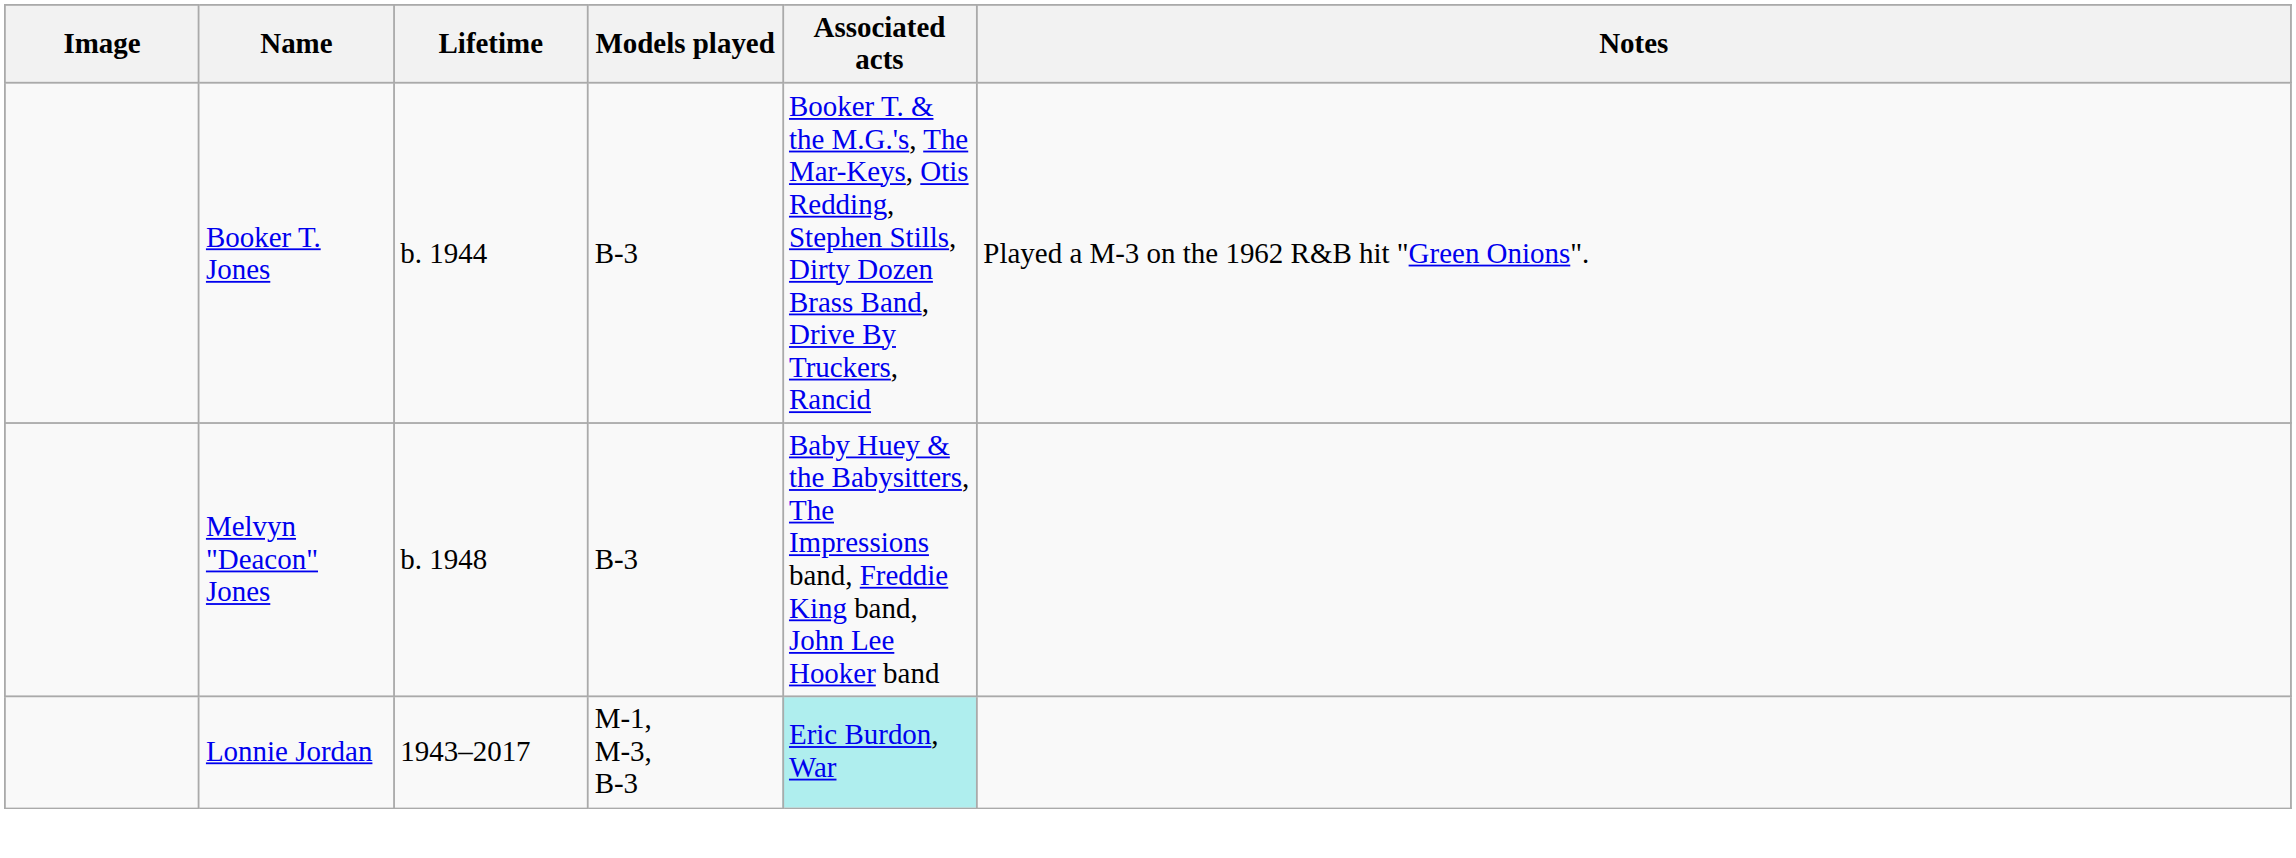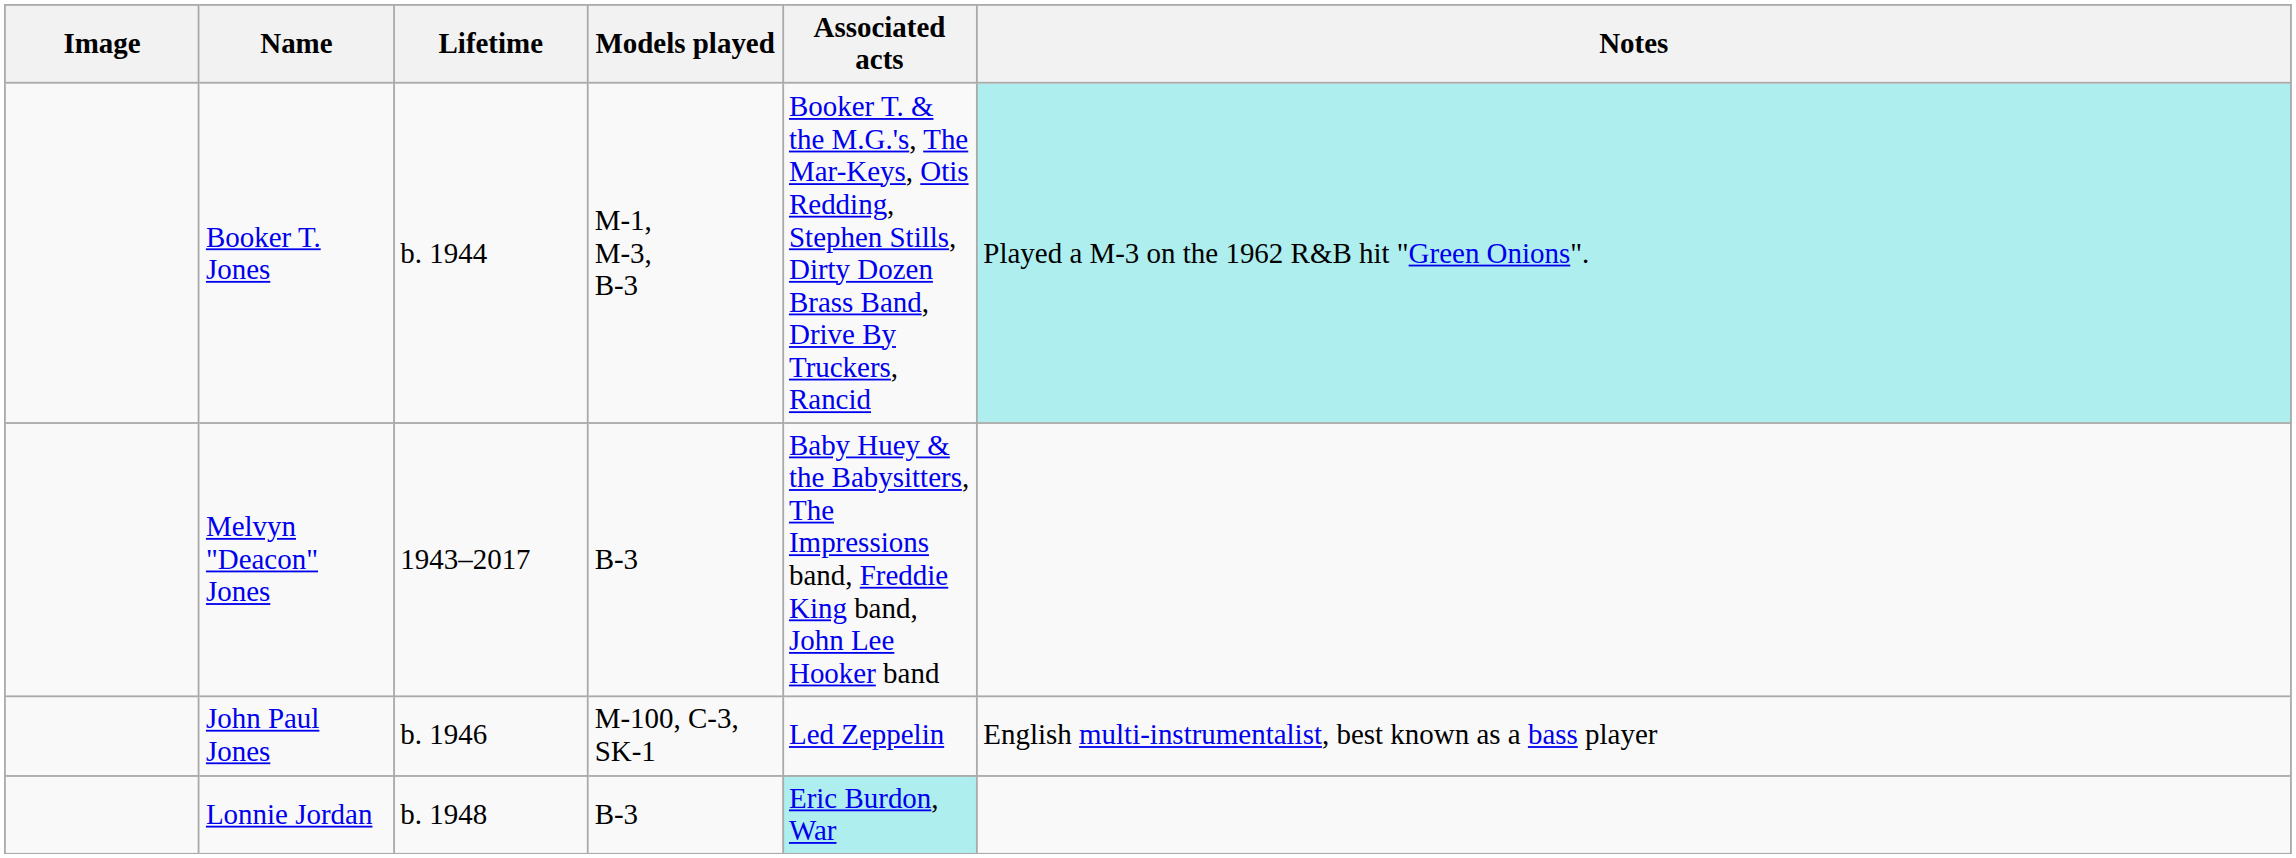(616, 252) B-3 -> (623, 252) M-1, M-3, B-3
(1286, 252) no background -> (1286, 252) paleturquoise background
(444, 559) b. 1948 -> (465, 559) 1943–2017
+ row: (263, 735)
(465, 751) 1943–2017 -> (444, 813) b. 1948
(623, 751) M-1, M-3, B-3 -> (616, 813) B-3
